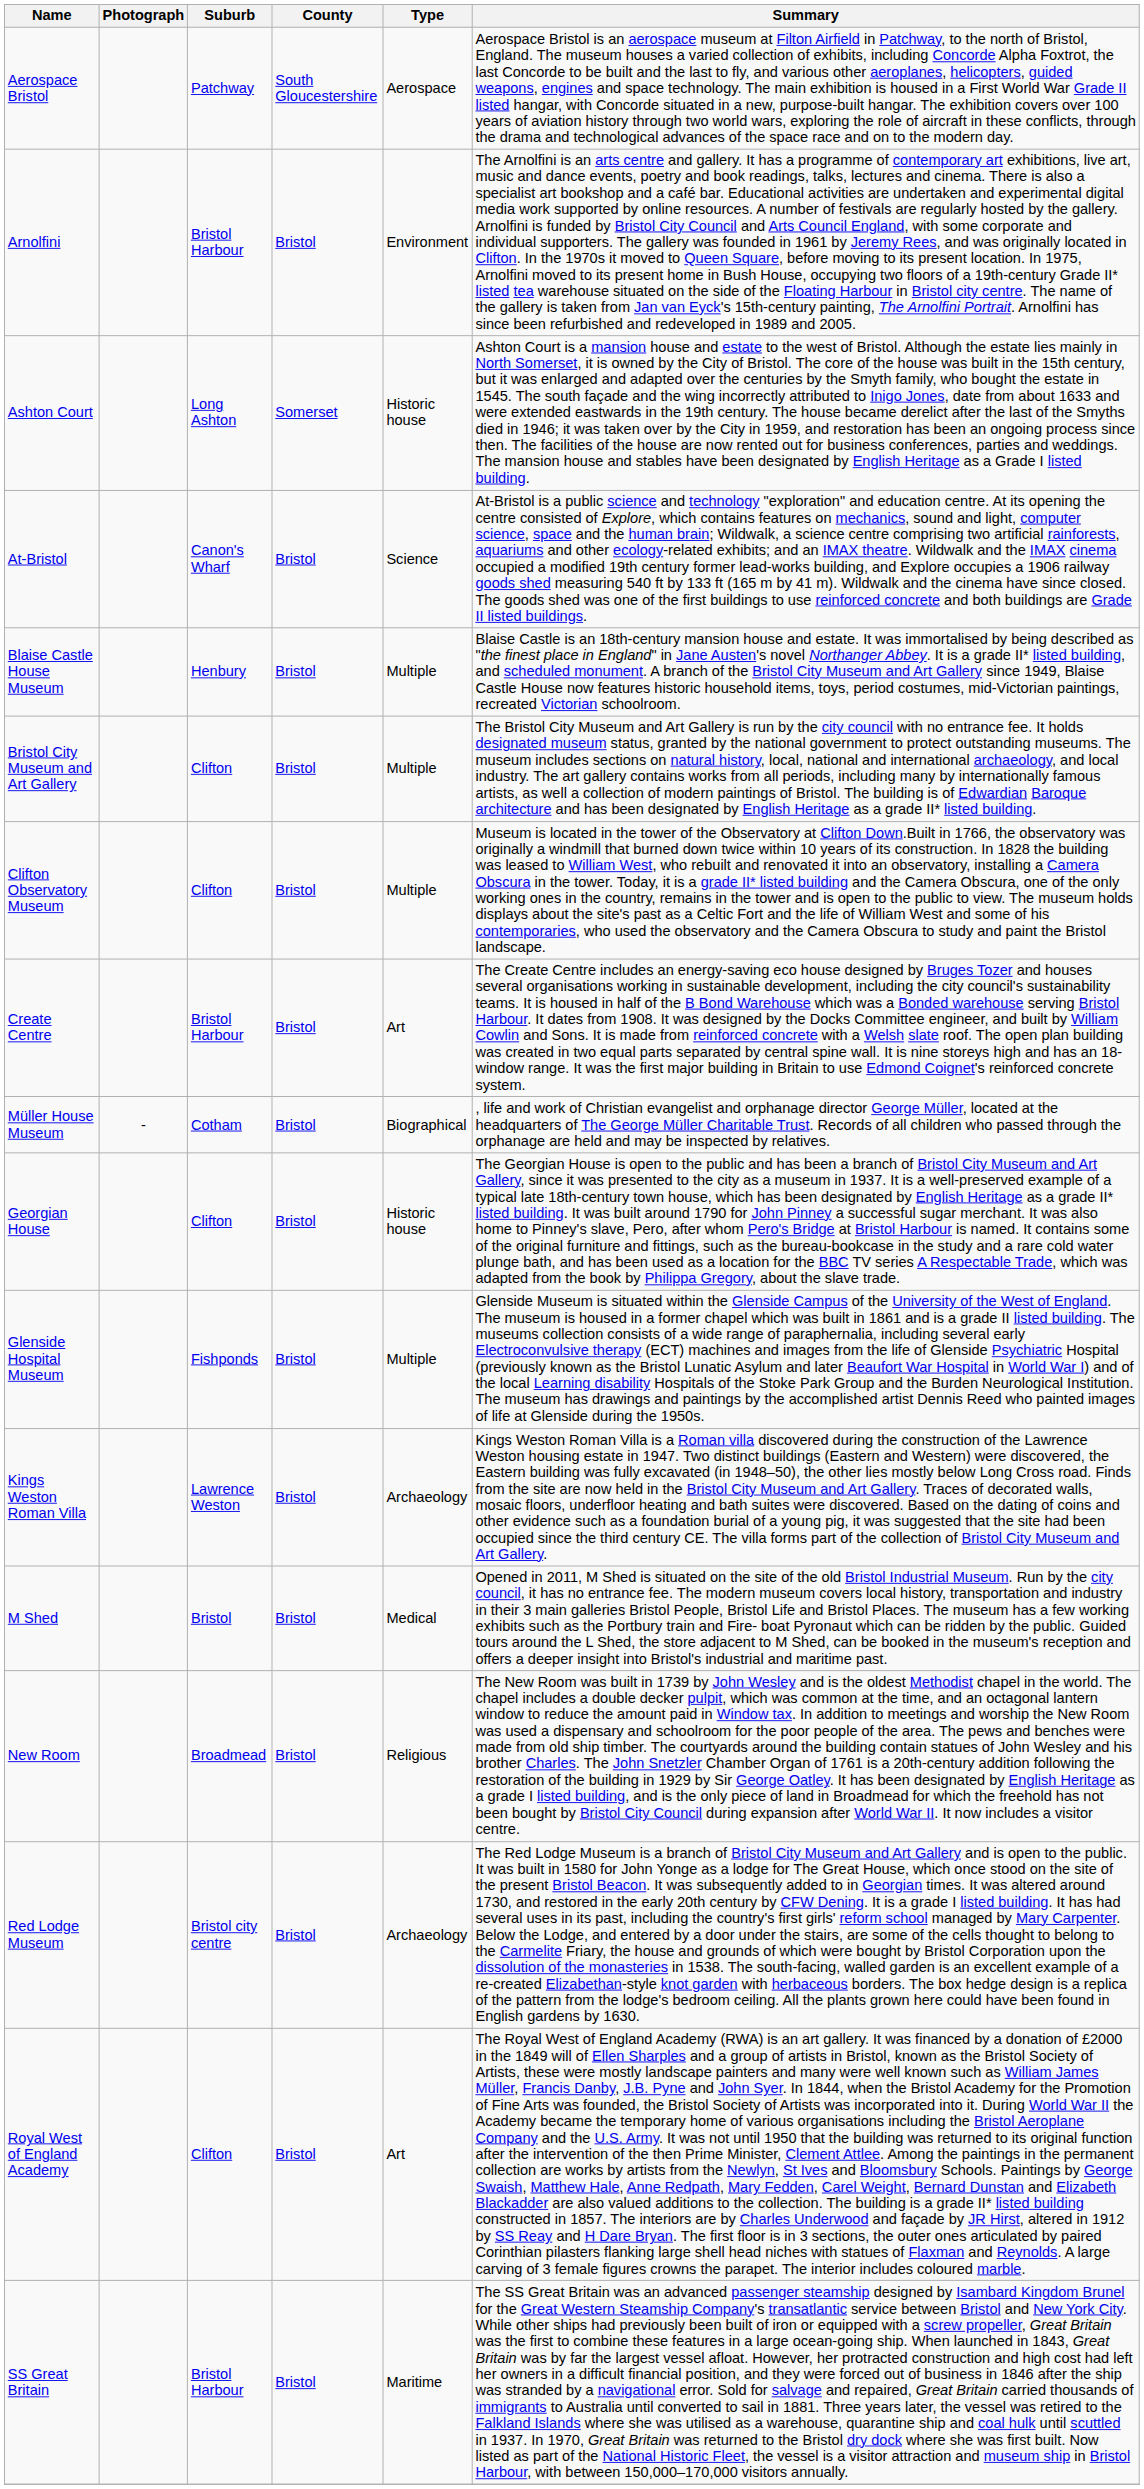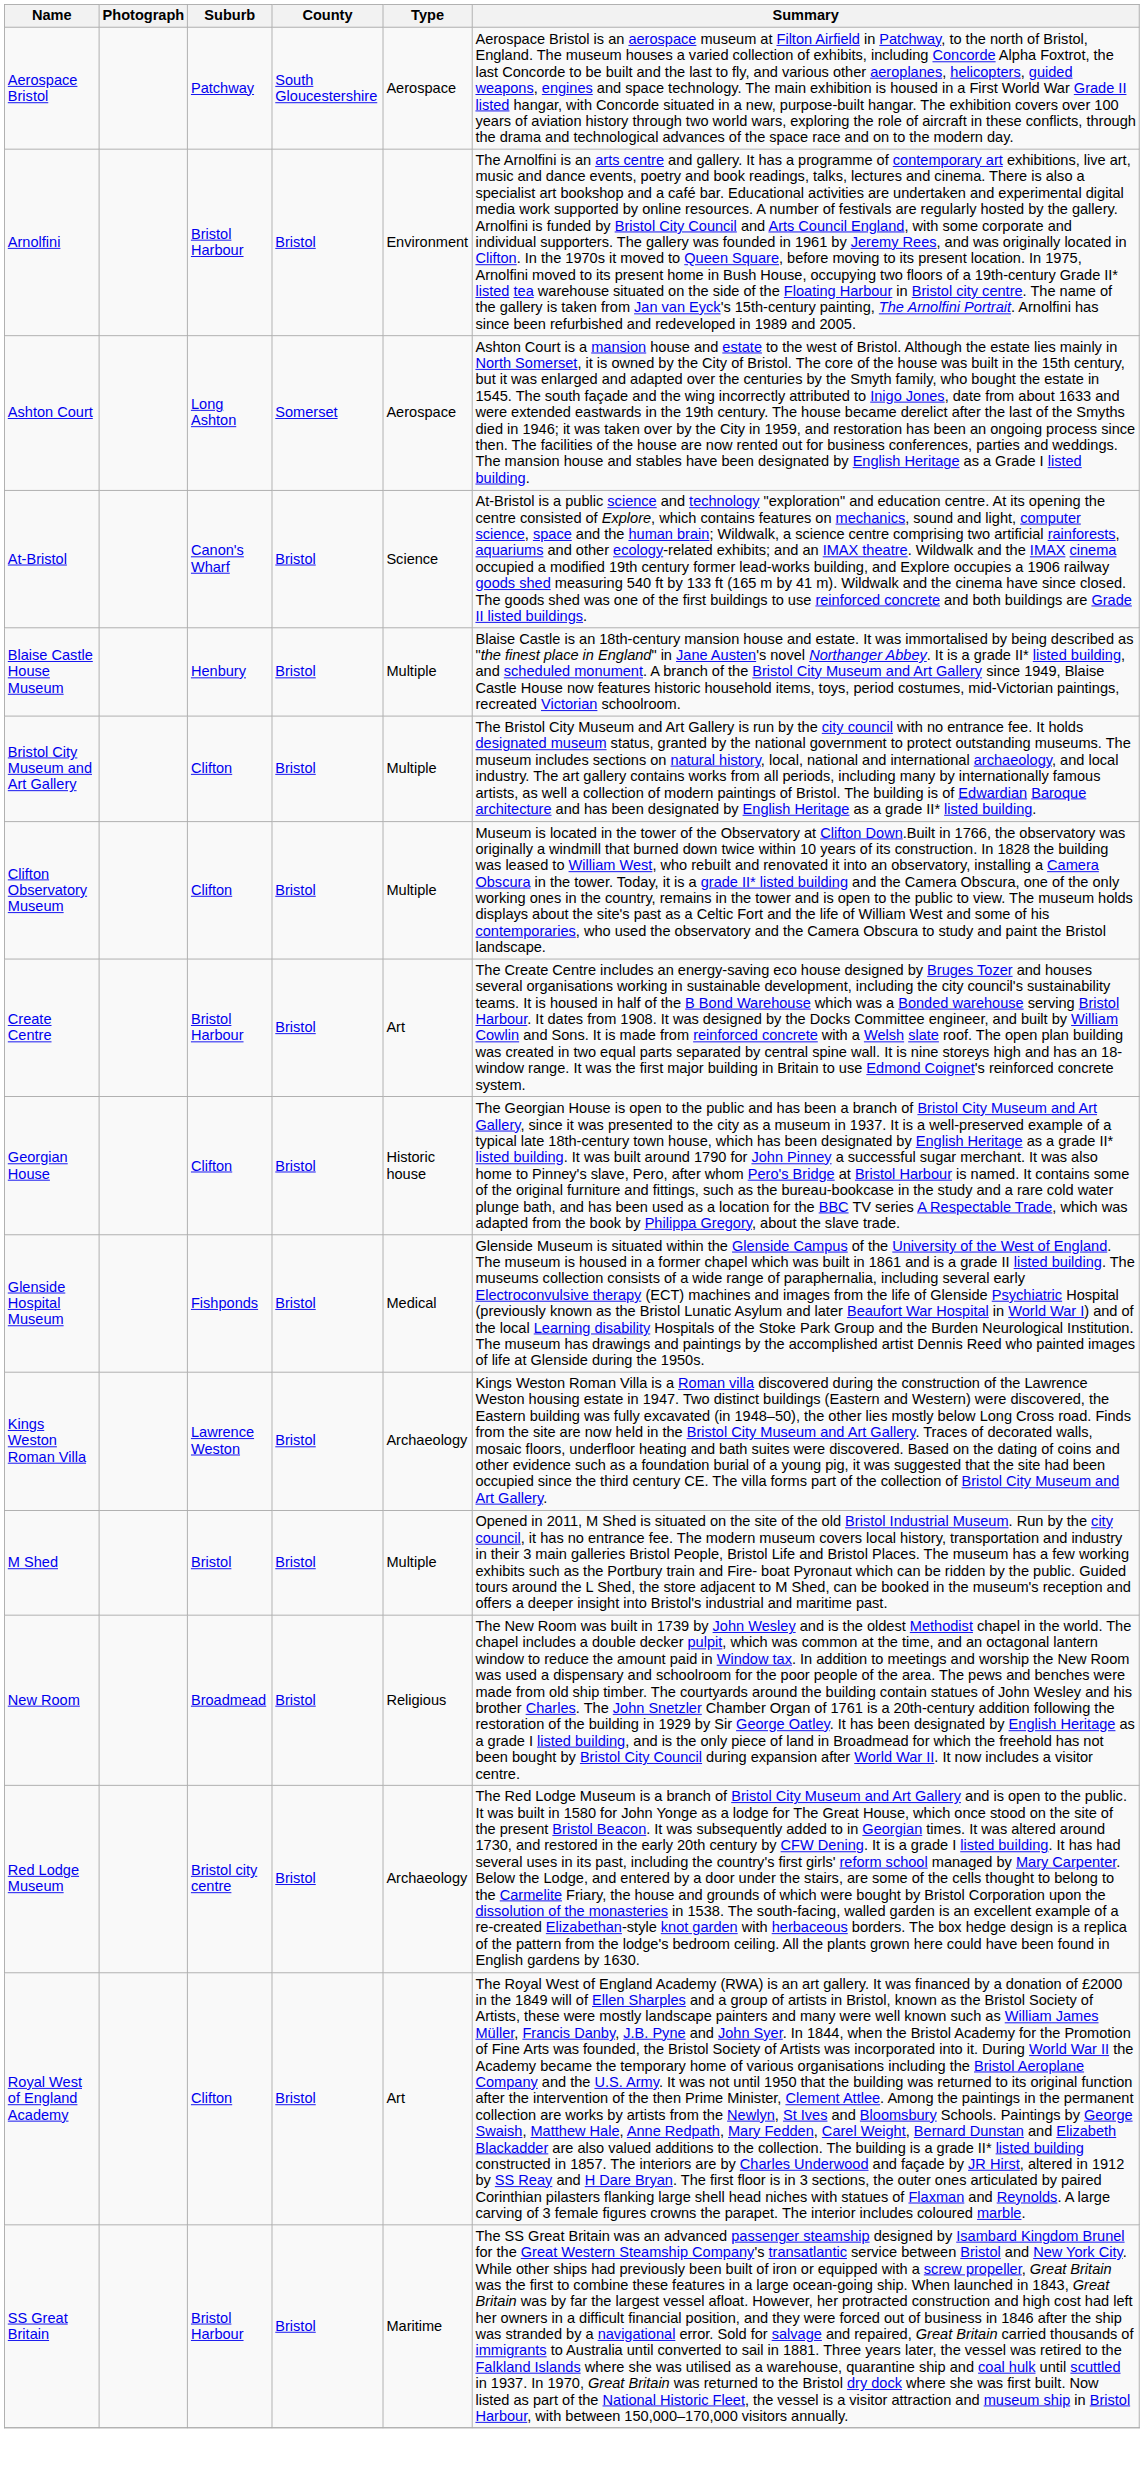(411, 412) Historic house -> (421, 412) Aerospace
- row: (51, 1124)
(411, 1359) Multiple -> (411, 1303) Medical
(411, 1618) Medical -> (411, 1562) Multiple
